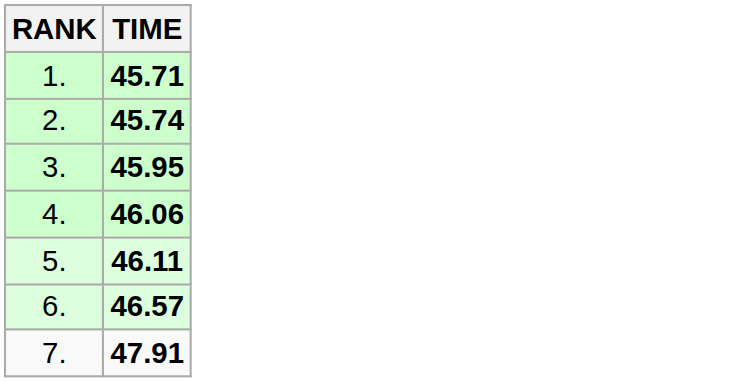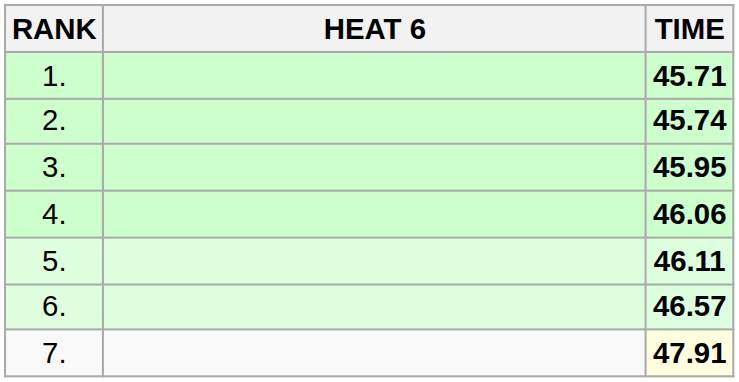+ column: (375, 29)
(147, 353) no background -> (690, 353) lightyellow background
